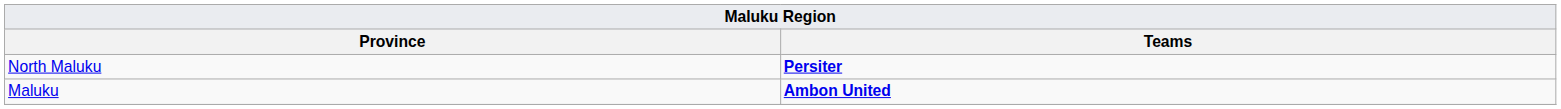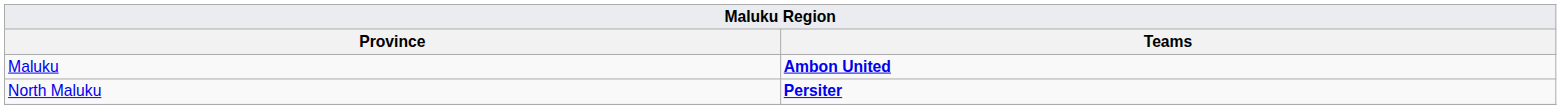rows swapped: (33, 91) <-> (55, 66)
